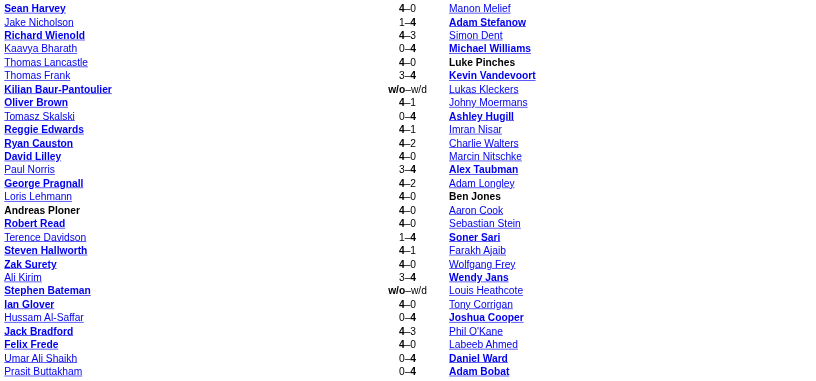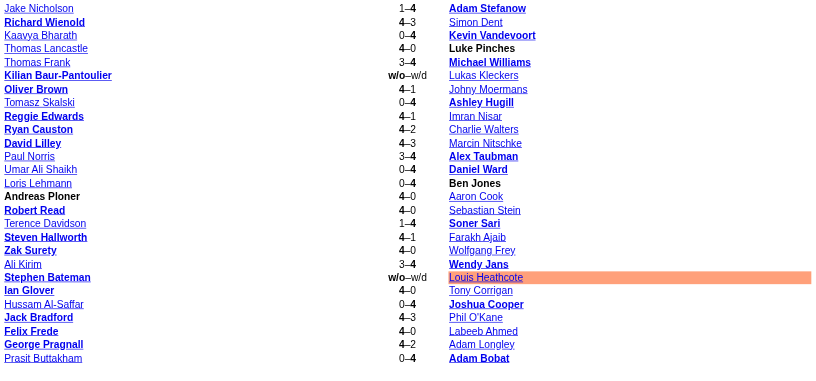- row: (35, 9)
(490, 49) Michael Williams -> (492, 36) Kevin Vandevoort
(492, 76) Kevin Vandevoort -> (490, 62) Michael Williams
(407, 156) 4–0 -> (407, 143) 4–3
rows swapped: (41, 358) <-> (44, 183)
(407, 197) 4–0 -> (407, 183) 0–4
(486, 291) no background -> (486, 277) lightsalmon background
